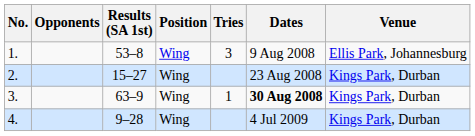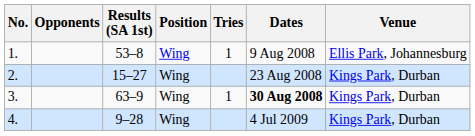(228, 53) 3 -> (228, 53) 1
